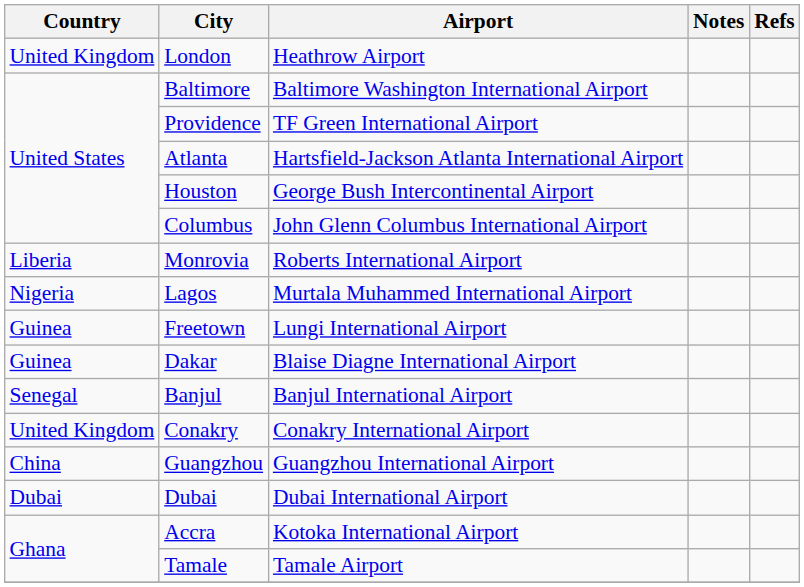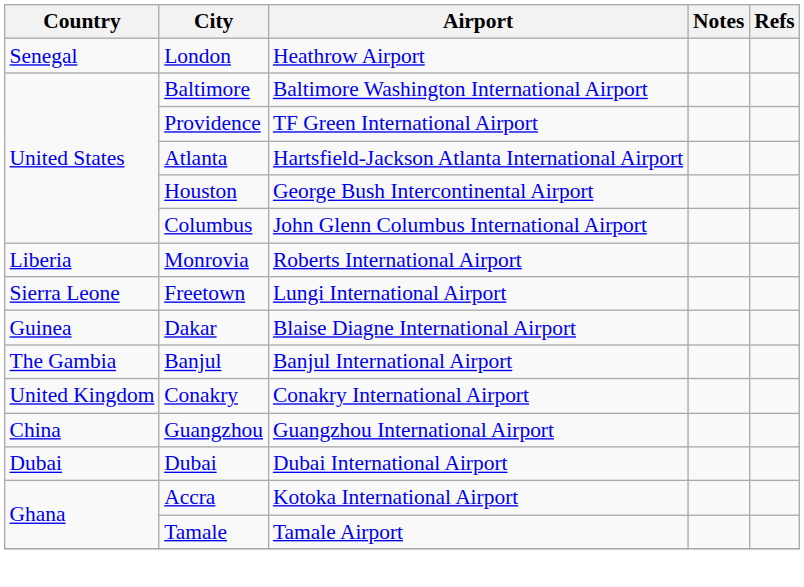(82, 55) United Kingdom -> (44, 55) Senegal
- row: (190, 293)
(41, 327) Guinea -> (65, 293) Sierra Leone
(44, 395) Senegal -> (63, 361) The Gambia
